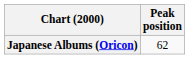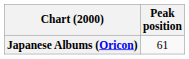(162, 44) 62 -> (162, 44) 61
